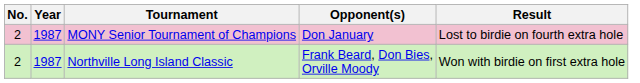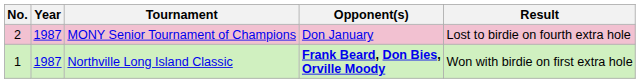(17, 62) 2 -> (17, 62) 1
(367, 62) normal -> (371, 62) bold
